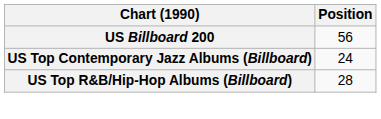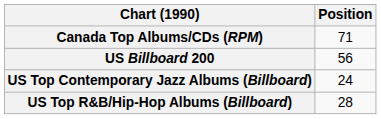+ row: (160, 37)
